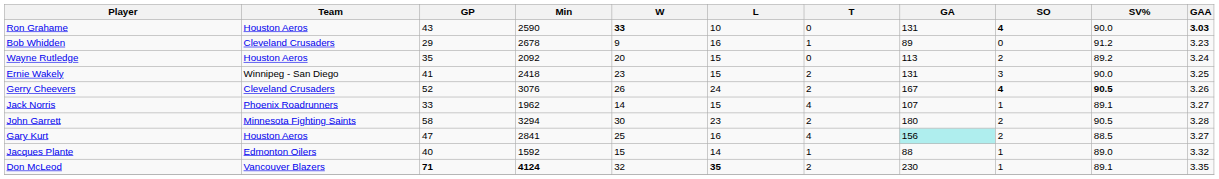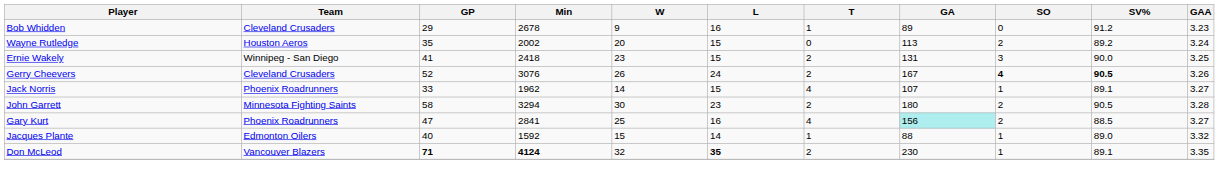- row: (37, 27)
(529, 58) 2092 -> (529, 43) 2002
(276, 136) Houston Aeros -> (291, 120) Phoenix Roadrunners
